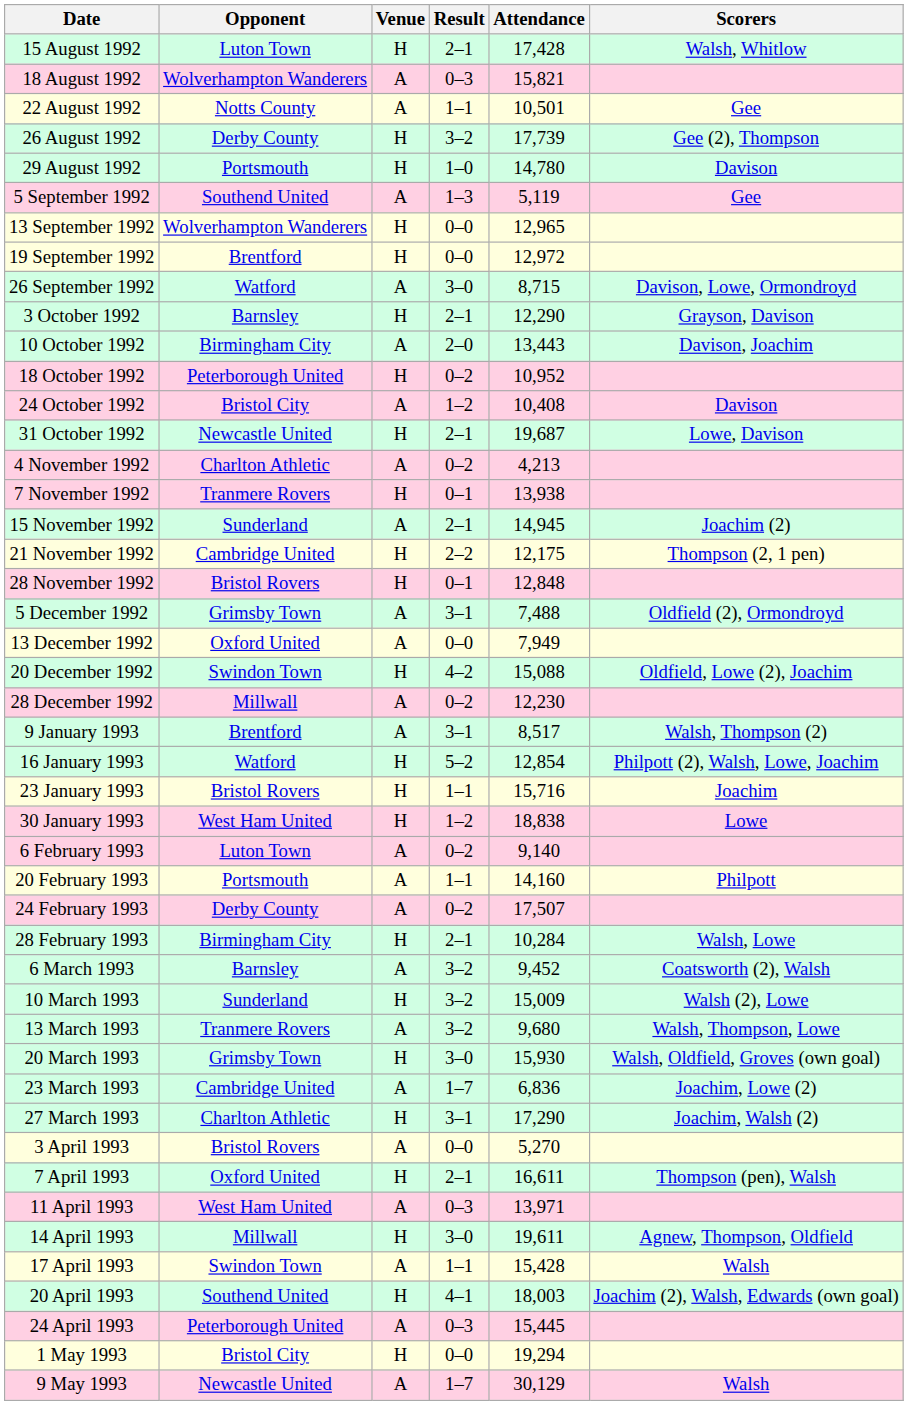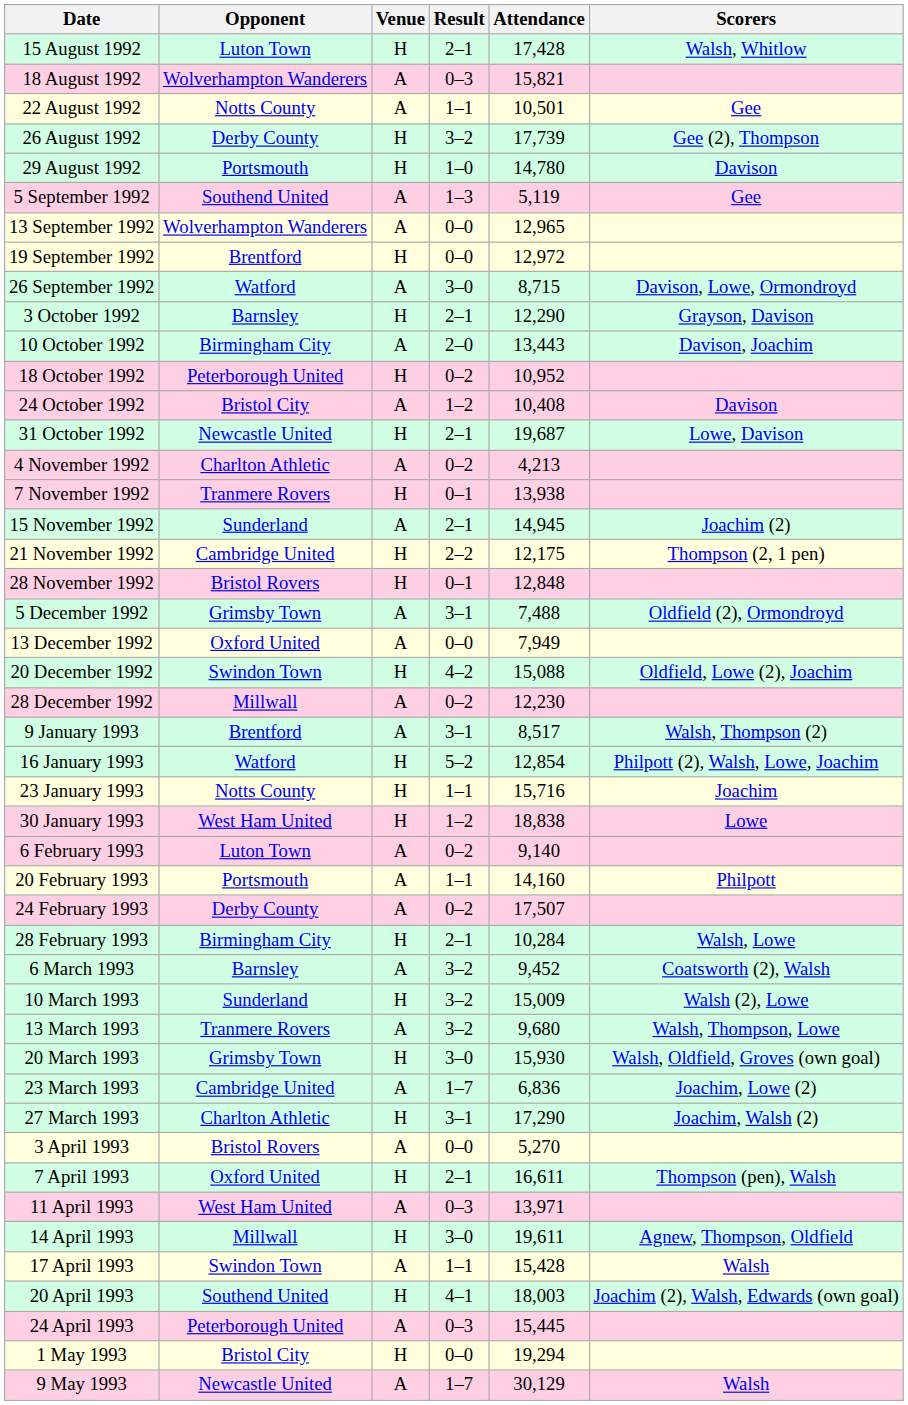(400, 227) H -> (400, 227) A
(265, 791) Bristol Rovers -> (265, 791) Notts County
